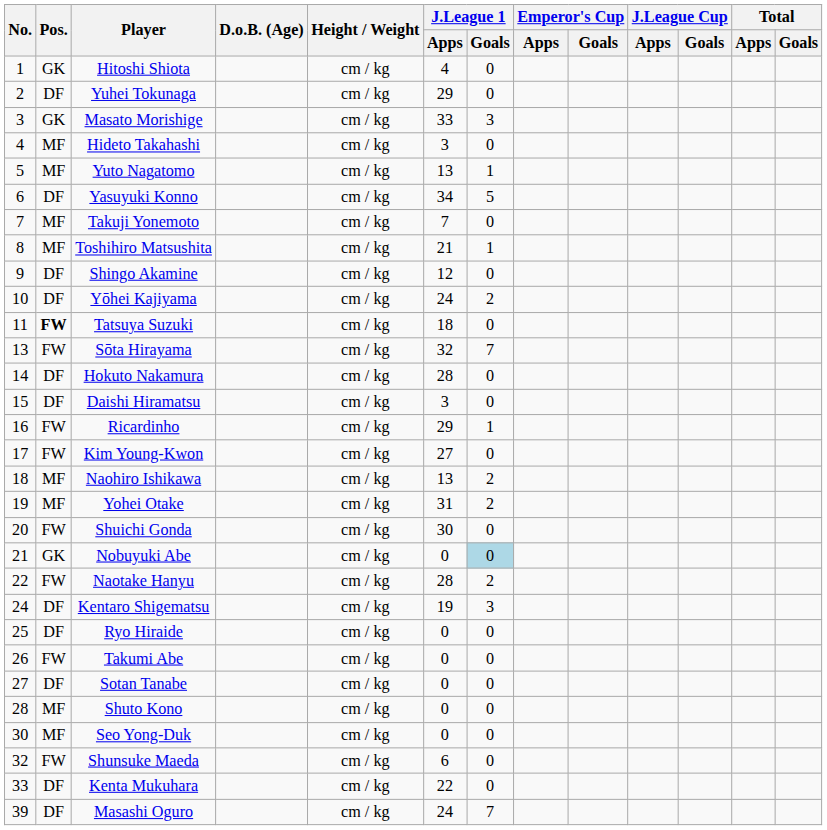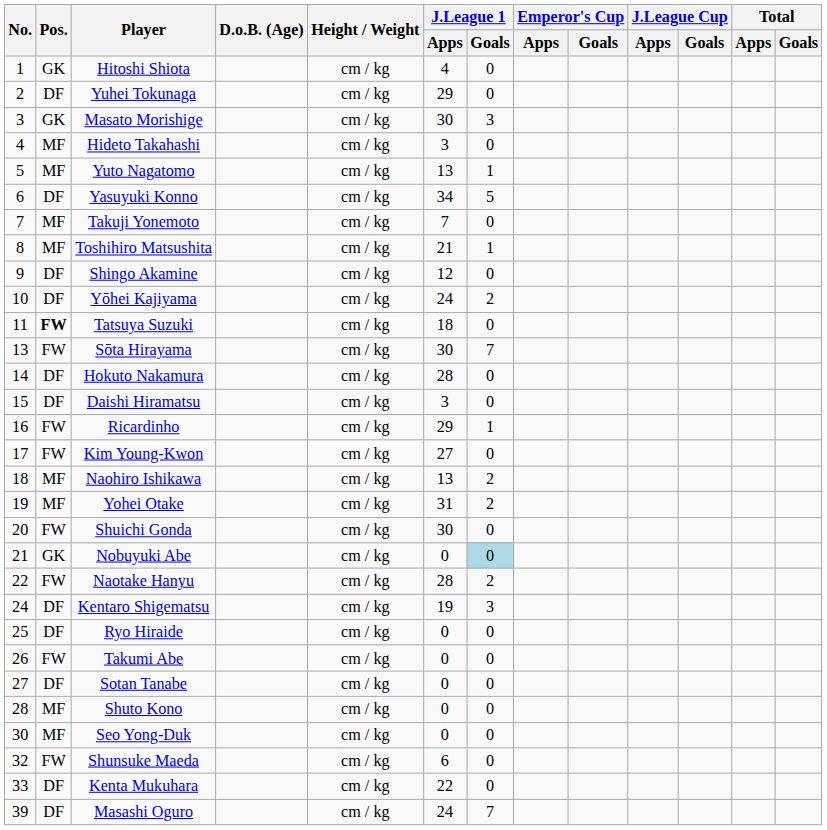(445, 119) 33 -> (445, 119) 30
(445, 350) 32 -> (445, 350) 30
